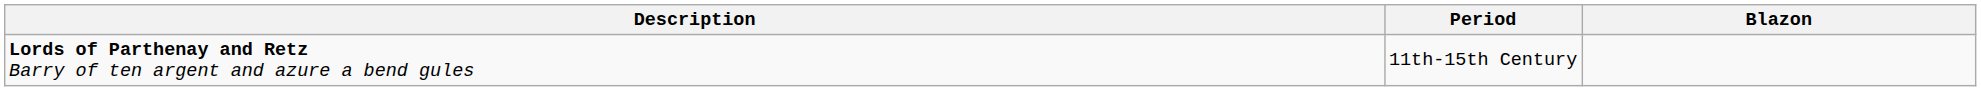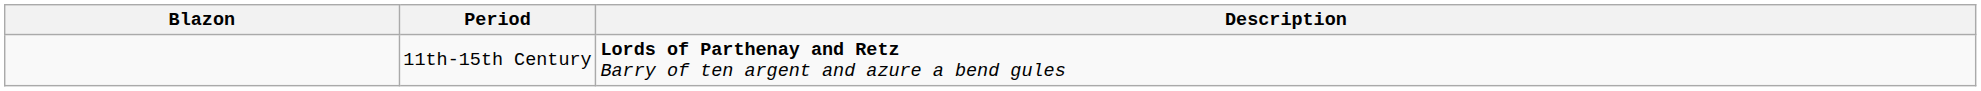columns swapped: (1779, 20) <-> (695, 20)
